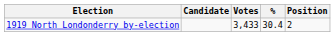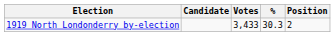(273, 25) 30.4 -> (273, 25) 30.3
